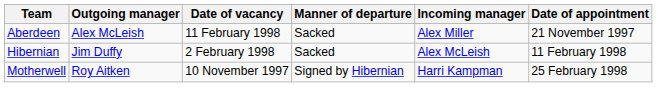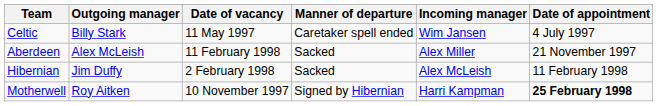+ row: (22, 33)
(579, 71) normal -> (582, 91) bold
